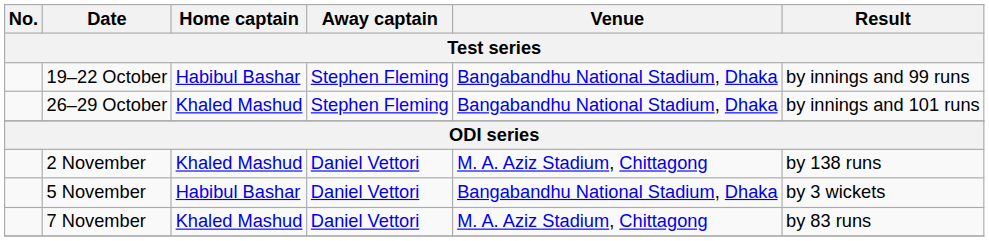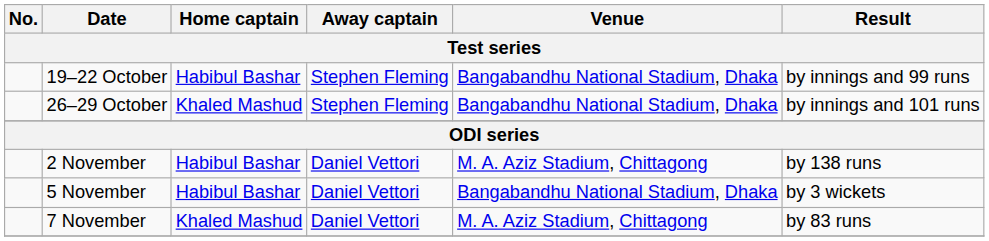(239, 163) Khaled Mashud -> (238, 163) Habibul Bashar
